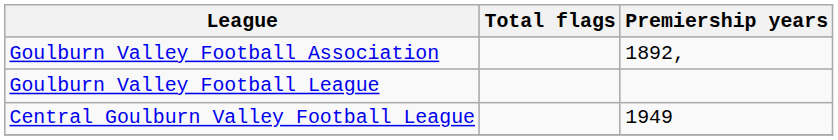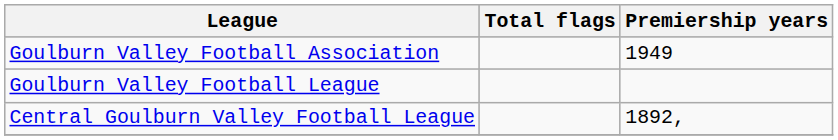(727, 53) 1892, -> (727, 53) 1949
(727, 118) 1949 -> (727, 118) 1892,
